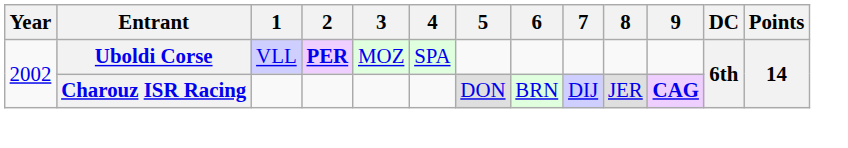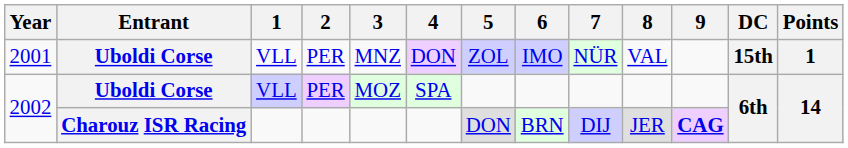+ row: (30, 56)
(327, 56) bold -> (326, 90) normal
